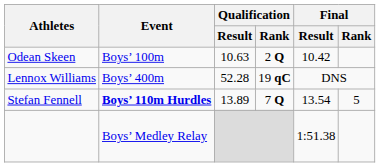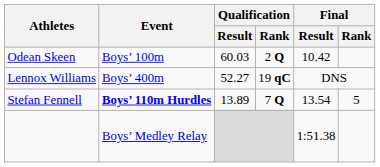(235, 57) 10.63 -> (235, 57) 60.03
(235, 78) 52.28 -> (235, 78) 52.27
